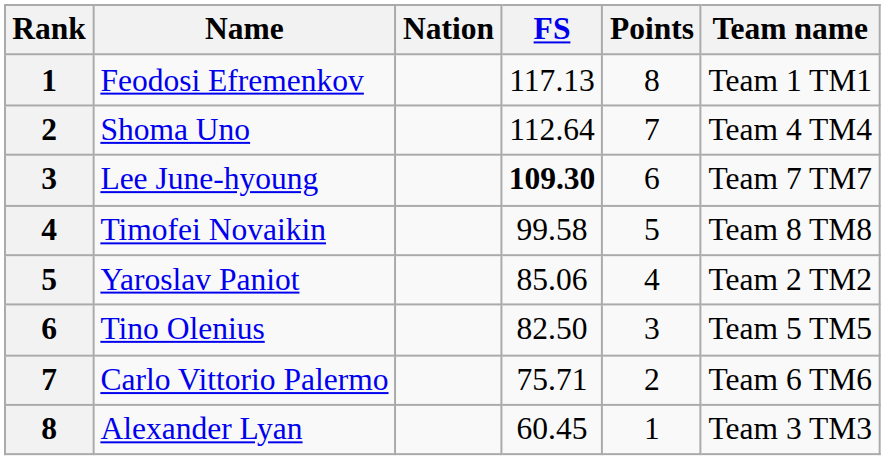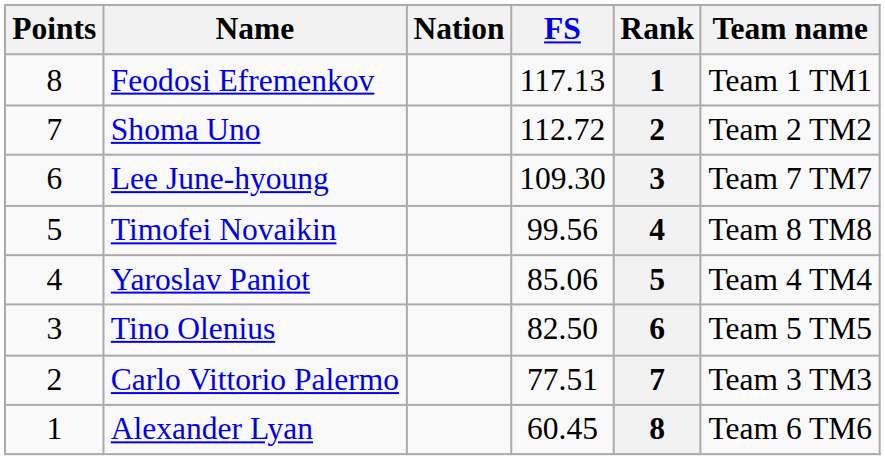columns swapped: (49, 29) <-> (652, 29)
(552, 129) 112.64 -> (562, 129) 112.72
(790, 129) Team 4 TM4 -> (790, 129) Team 2 TM2
(552, 179) bold -> (562, 179) normal
(552, 229) 99.58 -> (562, 229) 99.56
(790, 279) Team 2 TM2 -> (790, 279) Team 4 TM4
(552, 379) 75.71 -> (562, 379) 77.51
(790, 379) Team 6 TM6 -> (790, 379) Team 3 TM3
(790, 429) Team 3 TM3 -> (790, 429) Team 6 TM6
